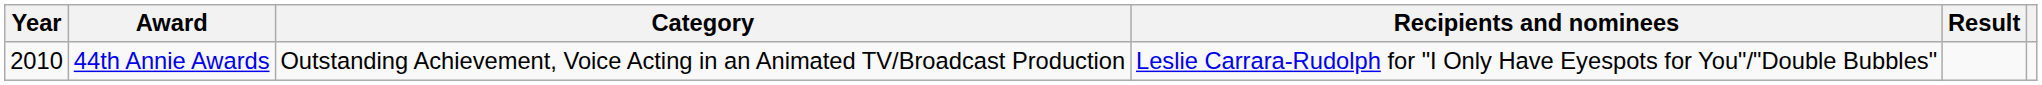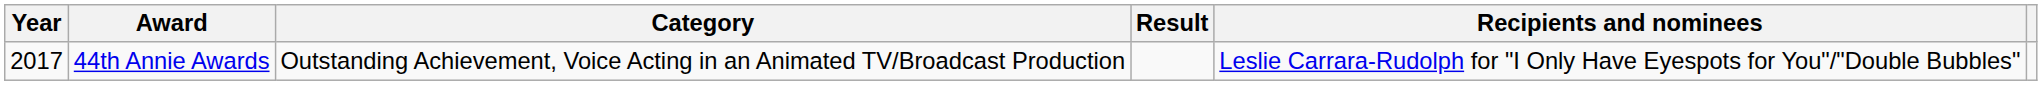columns swapped: (1537, 23) <-> (1984, 23)
(37, 60) 2010 -> (37, 60) 2017
